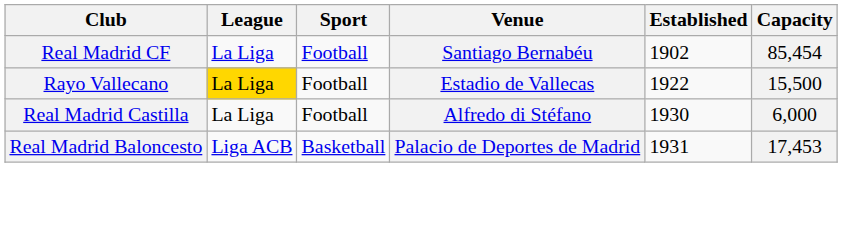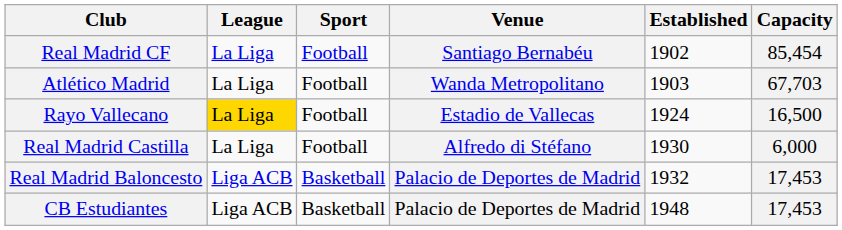+ row: (106, 83)
(669, 83) 1922 -> (669, 114) 1924
(795, 83) 15,500 -> (795, 114) 16,500
(669, 146) 1931 -> (669, 177) 1932
+ row: (106, 209)
